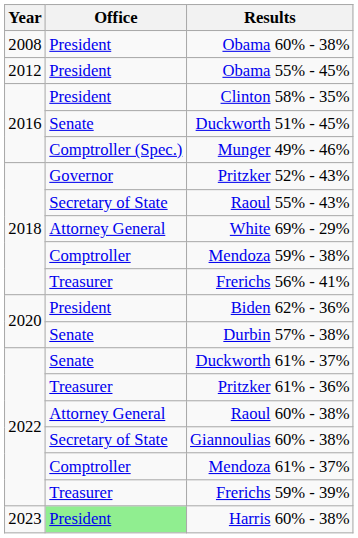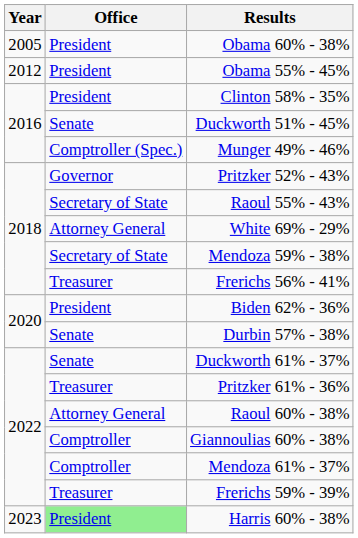(25, 44) 2008 -> (25, 44) 2005
(90, 255) Comptroller -> (108, 255) Secretary of State
(108, 439) Secretary of State -> (90, 439) Comptroller
